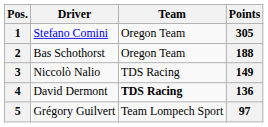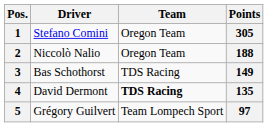(69, 52) Bas Schothorst -> (67, 52) Niccolò Nalio
(67, 72) Niccolò Nalio -> (69, 72) Bas Schothorst
(245, 91) 136 -> (245, 91) 135
